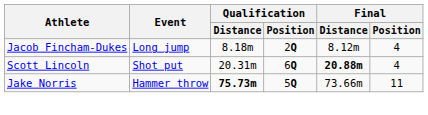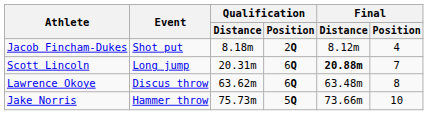(161, 47) Long jump -> (158, 47) Shot put
(158, 65) Shot put -> (161, 65) Long jump
(397, 65) 4 -> (397, 65) 7
+ row: (51, 83)
(238, 83) bold -> (238, 100) normal
(397, 83) 11 -> (397, 100) 10
